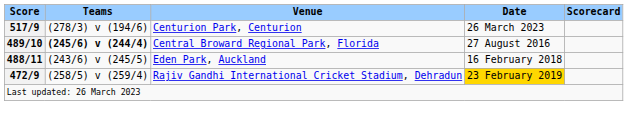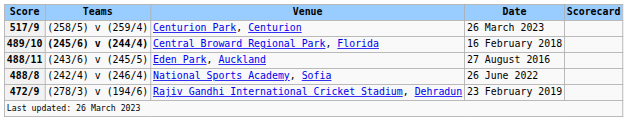(98, 29) (278/3) v (194/6) -> (98, 29) (258/5) v (259/4)
(509, 45) 27 August 2016 -> (515, 45) 16 February 2018
(515, 61) 16 February 2018 -> (509, 61) 27 August 2016
+ row: (242, 77)
(98, 77) (258/5) v (259/4) -> (98, 92) (278/3) v (194/6)
(515, 77) gold background -> (515, 92) no background
